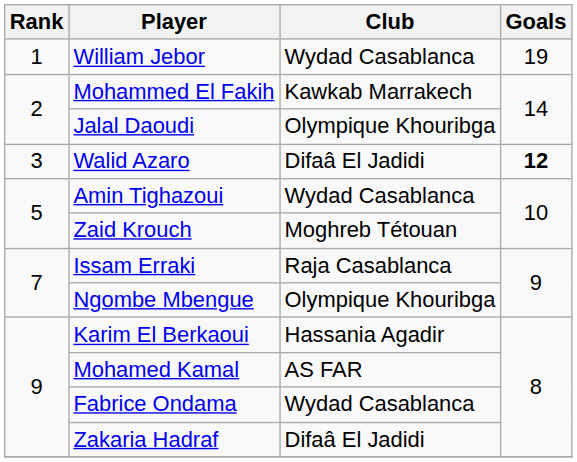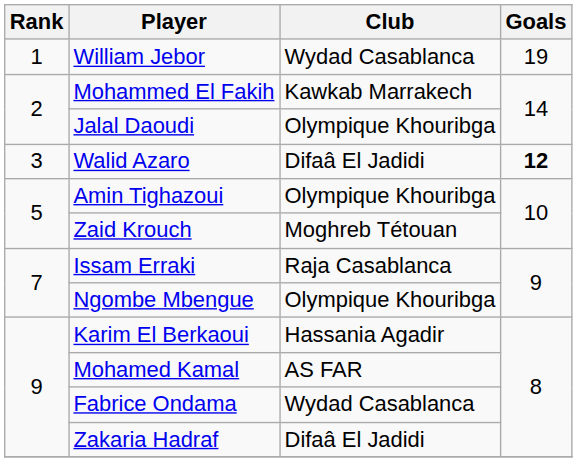(379, 195) Wydad Casablanca -> (390, 195) Olympique Khouribga
